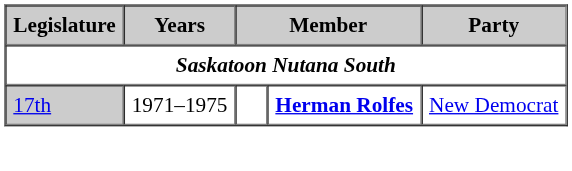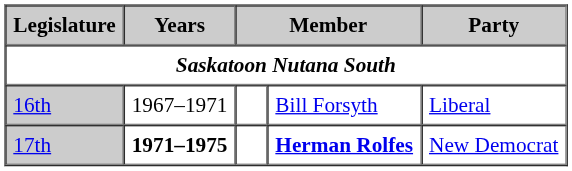+ row: (32, 104)
(180, 104) normal -> (180, 144) bold
